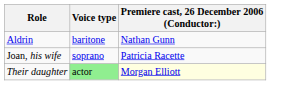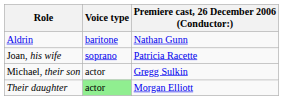+ row: (43, 71)
(151, 71) lightyellow background -> (163, 87) no background
